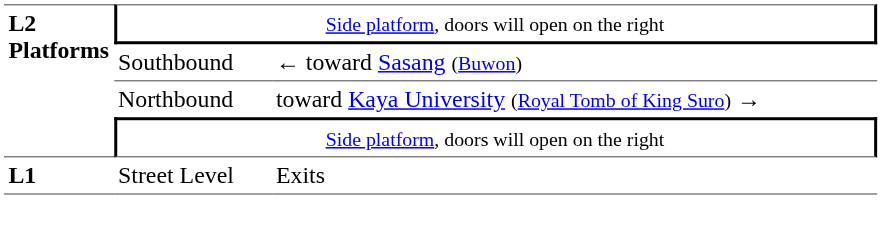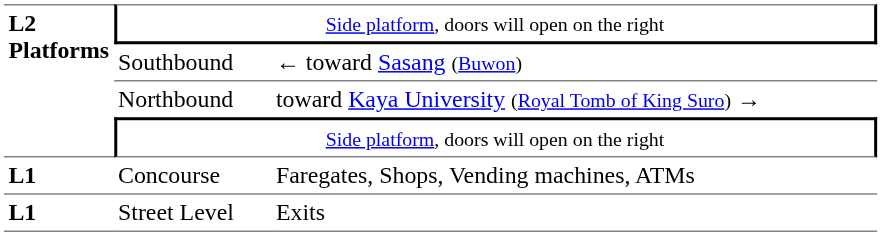+ row: (169, 175)
